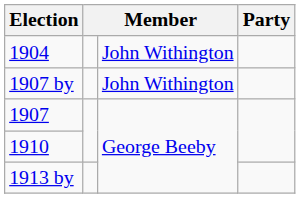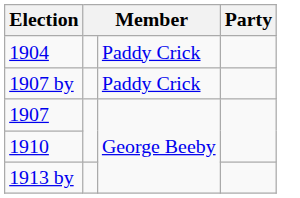(168, 51) John Withington -> (151, 51) Paddy Crick
(168, 83) John Withington -> (151, 83) Paddy Crick
